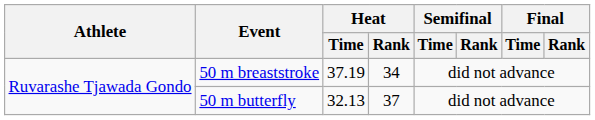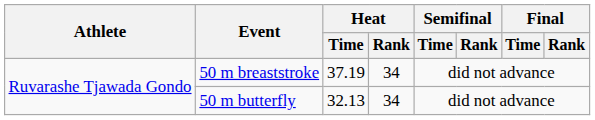(391, 100) 37 -> (391, 100) 34
